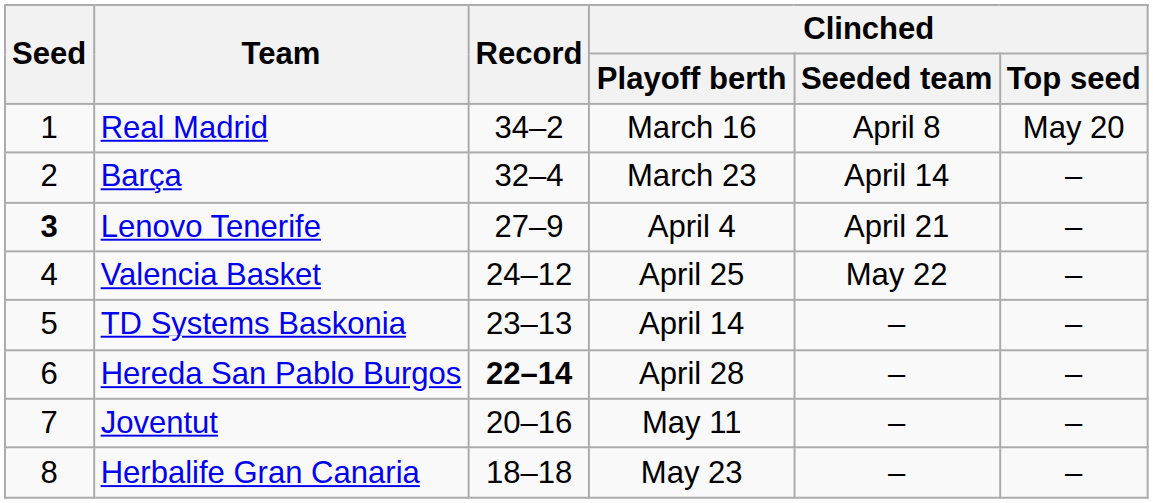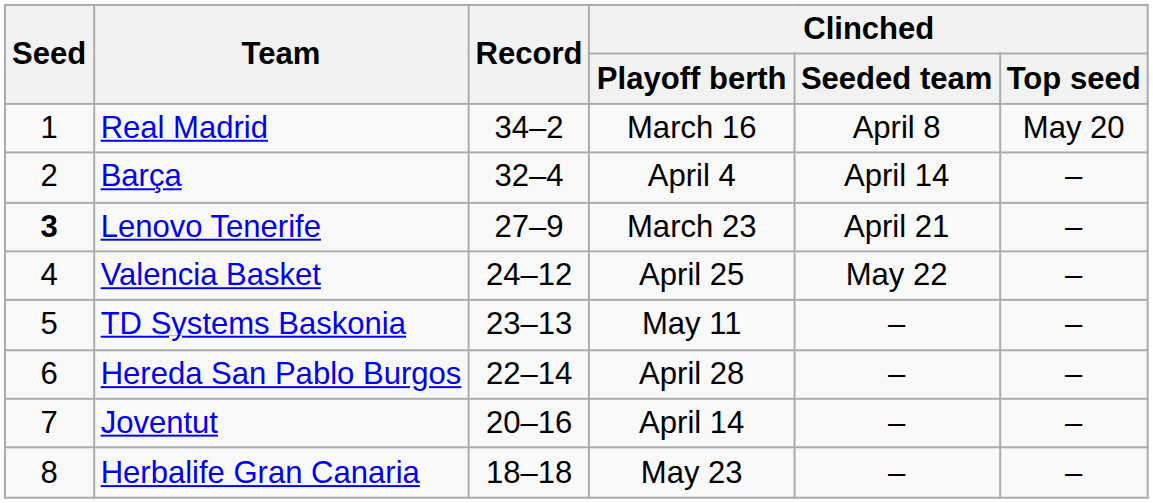(692, 176) March 23 -> (692, 176) April 4
(692, 226) April 4 -> (692, 226) March 23
(692, 324) April 14 -> (692, 324) May 11
(529, 373) bold -> (529, 373) normal
(692, 422) May 11 -> (692, 422) April 14
